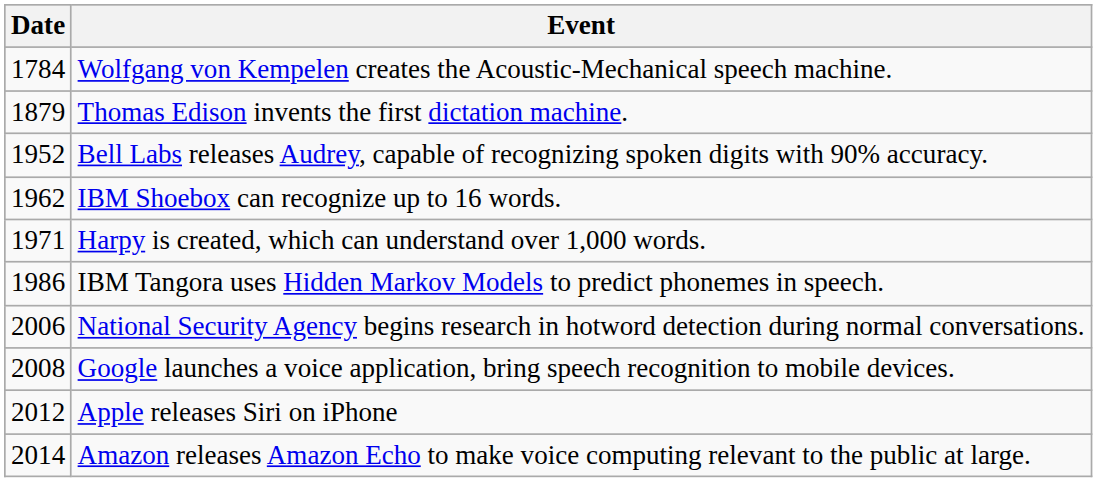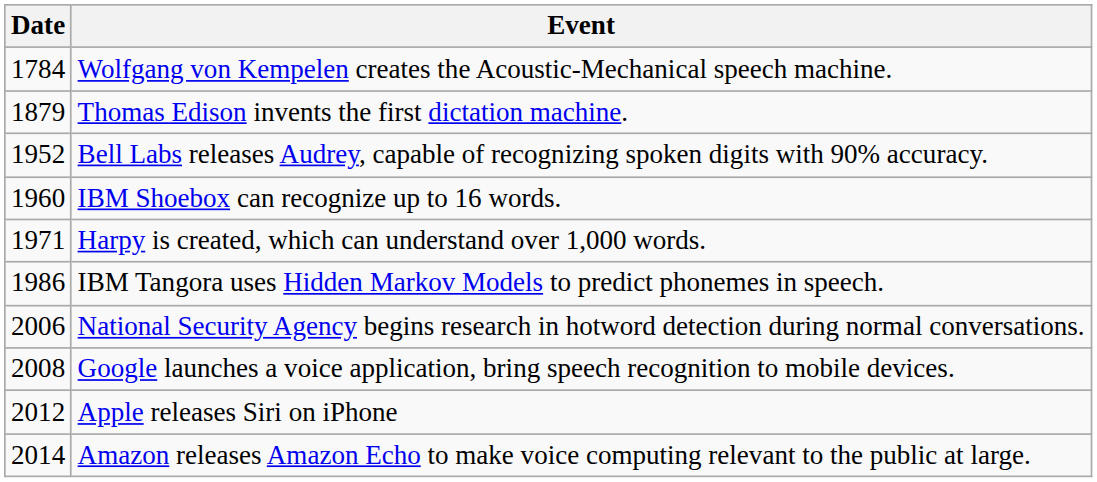(38, 197) 1962 -> (38, 197) 1960
